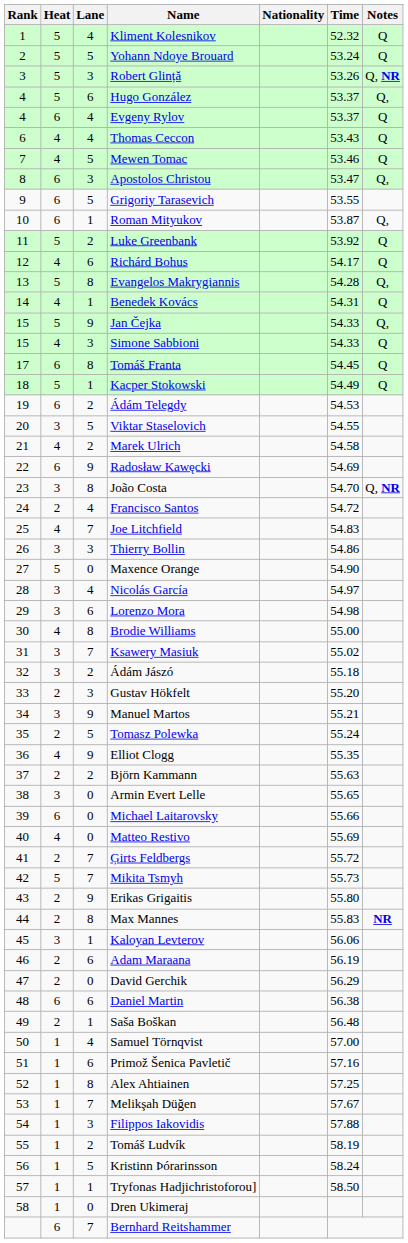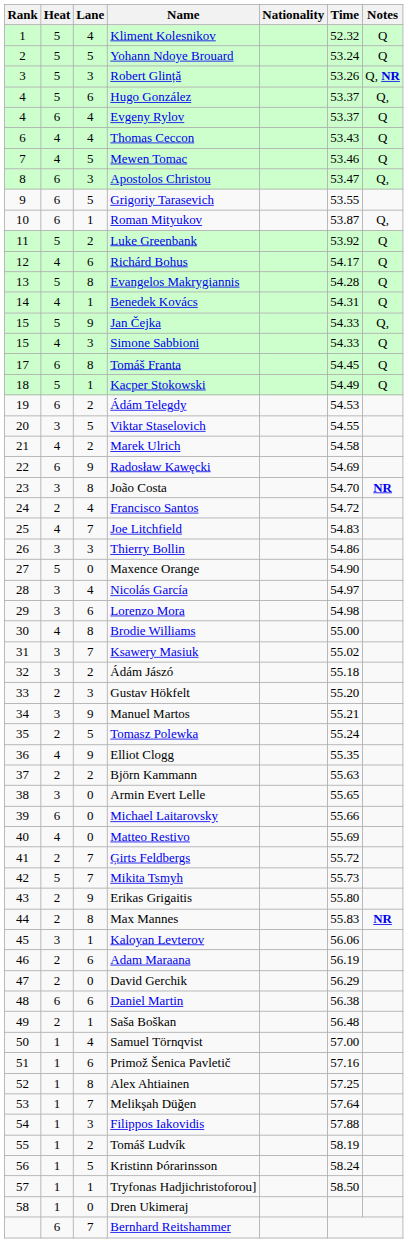(383, 281) Q, -> (383, 281) Q
(383, 487) Q, NR -> (383, 487) NR
(345, 1104) 57.67 -> (345, 1104) 57.64
